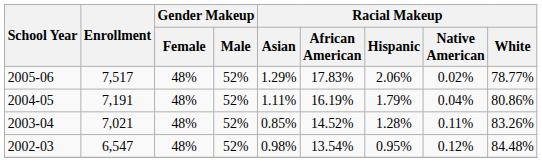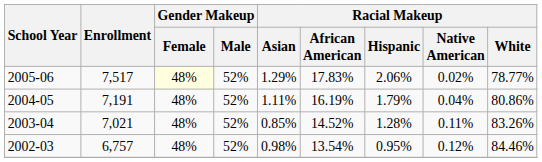(184, 78) no background -> (184, 78) lightyellow background
(118, 146) 6,547 -> (118, 146) 6,757
(513, 146) 84.48% -> (513, 146) 84.46%
